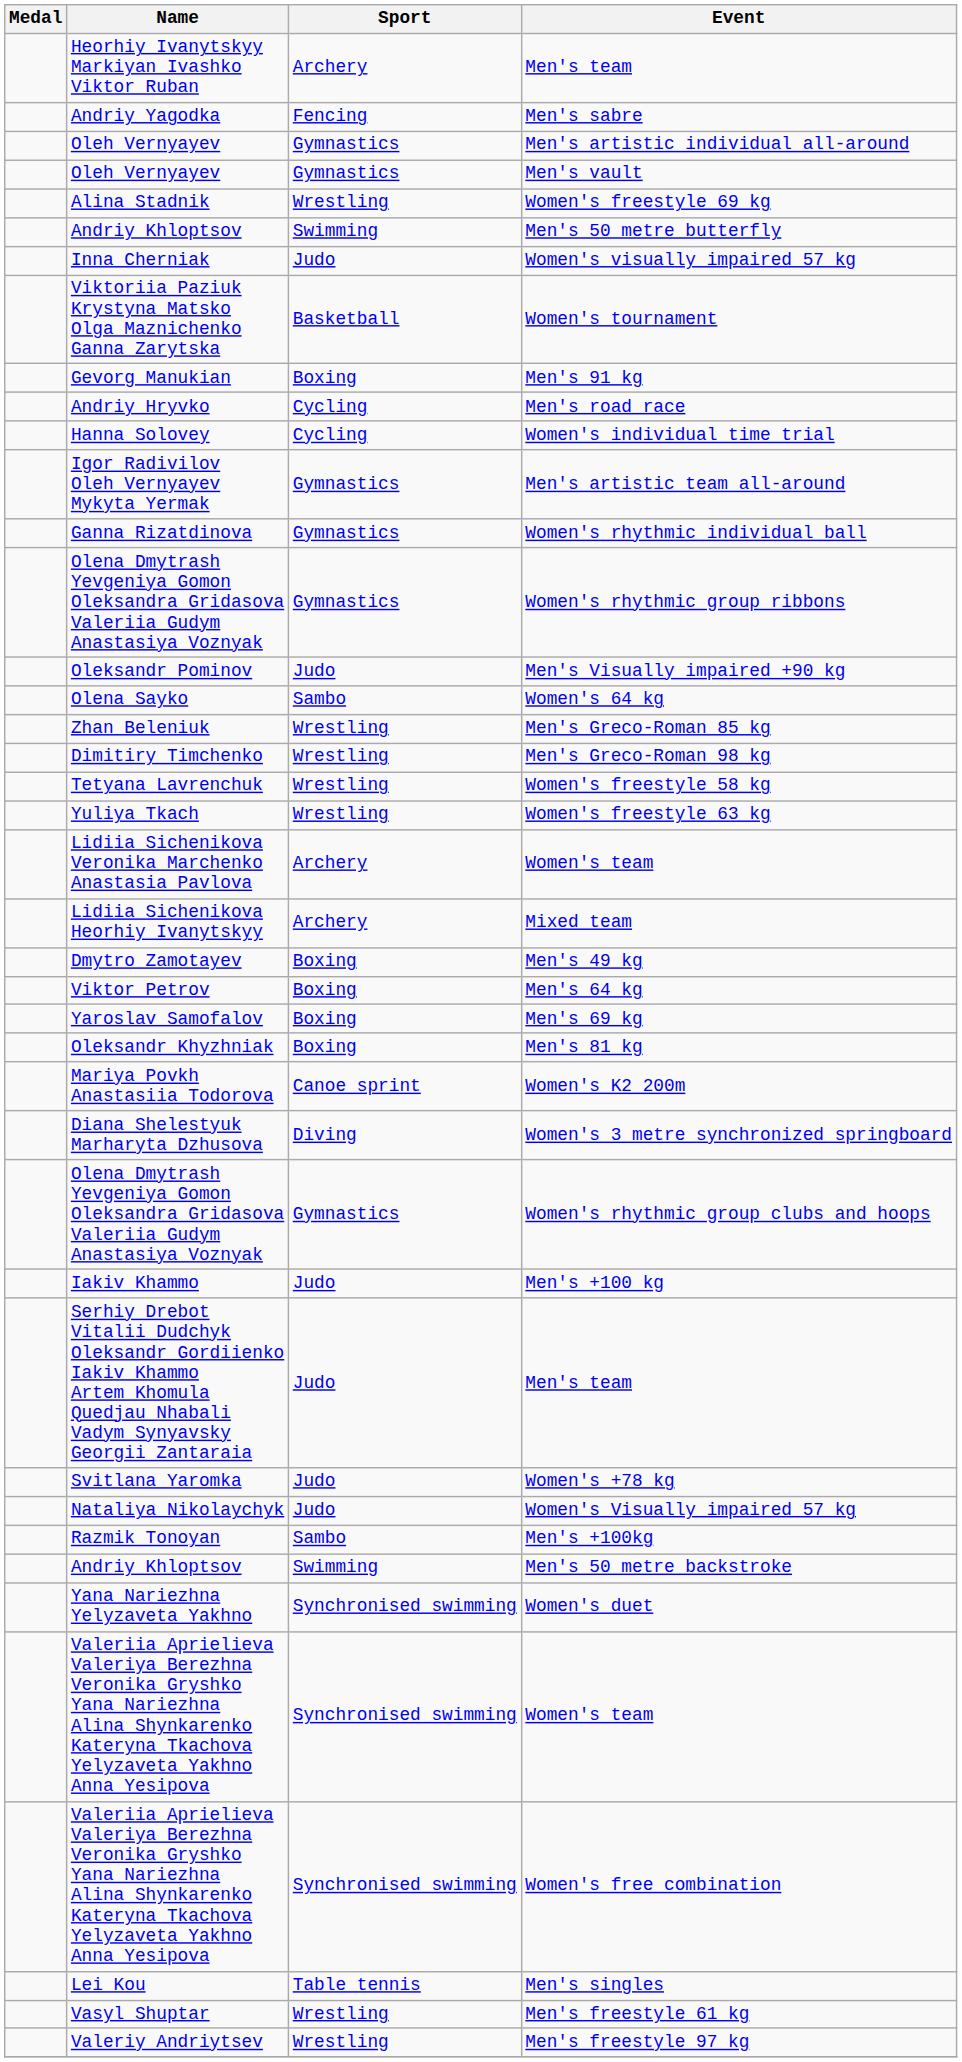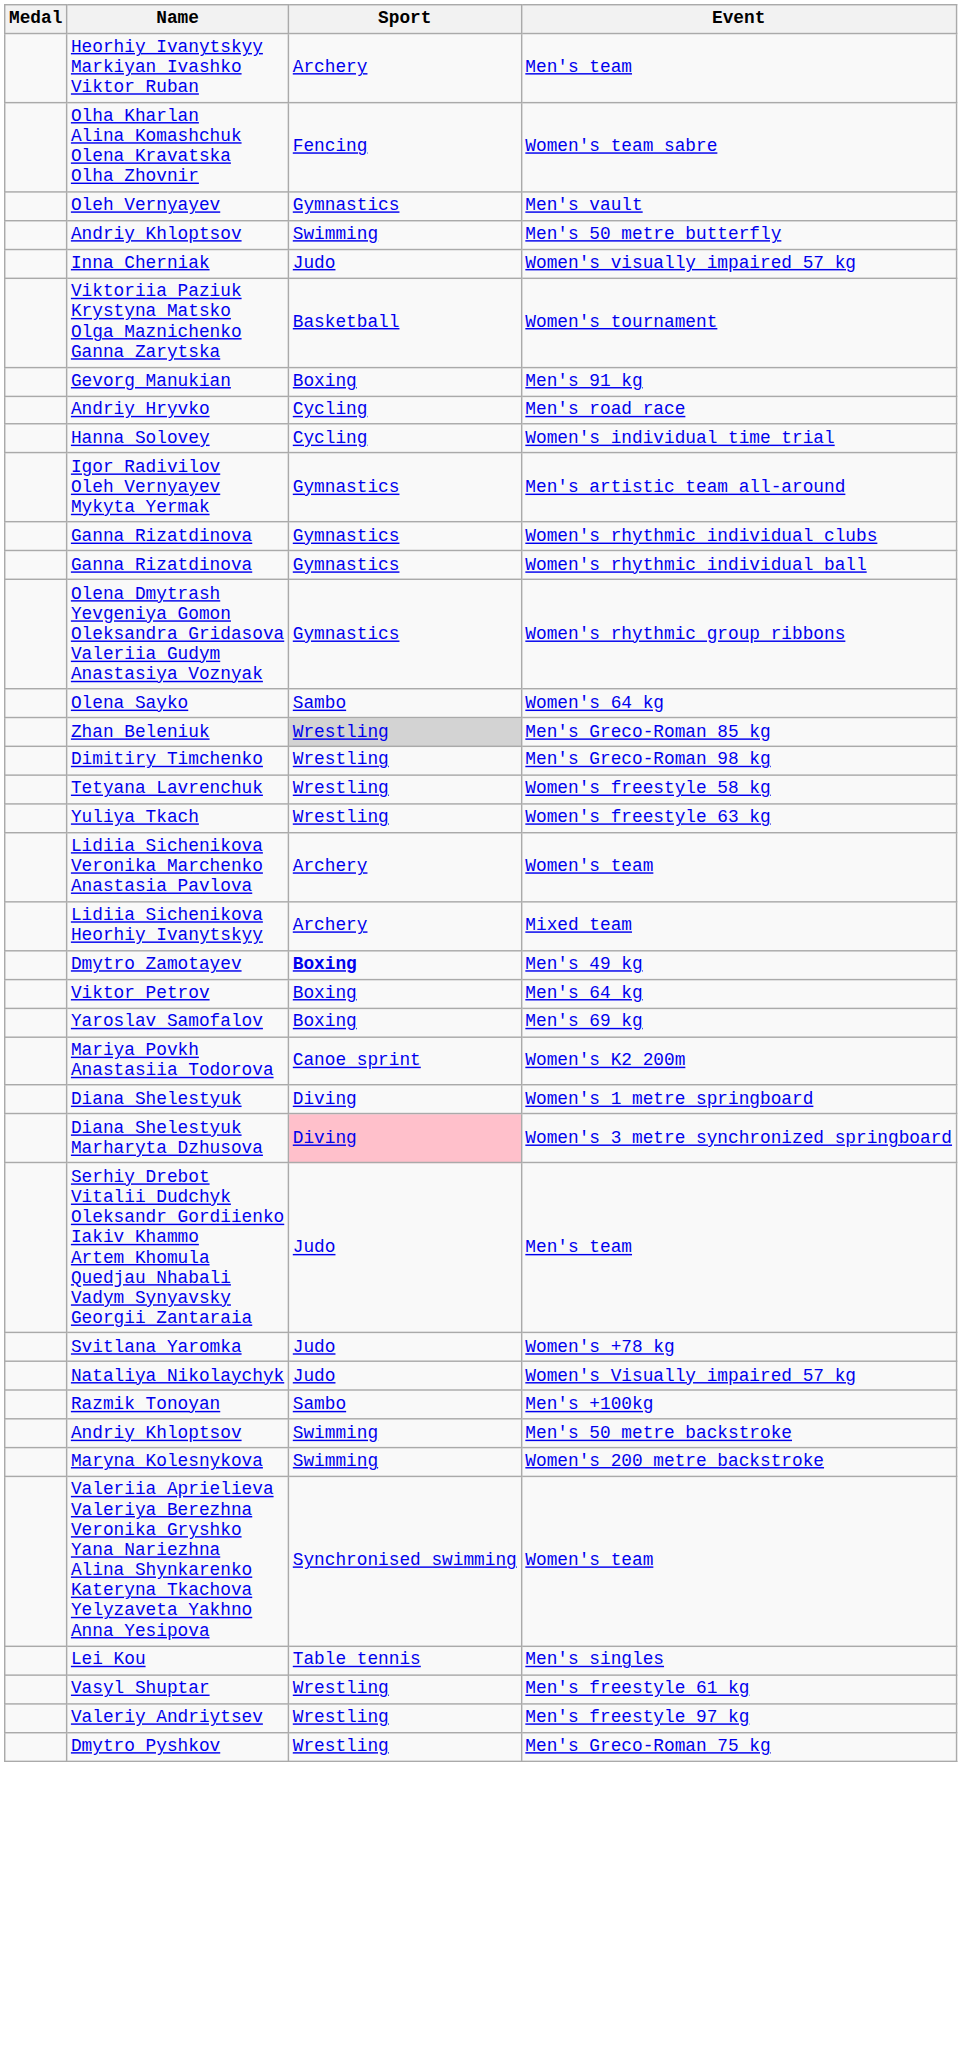+ row: (156, 147)
- row: (146, 117)
- row: (146, 146)
- row: (140, 203)
+ row: (162, 537)
- row: (162, 672)
(341, 729) no background -> (341, 732) lightgrey background
(325, 962) normal -> (325, 965) bold
- row: (172, 1048)
+ row: (156, 1100)
(325, 1136) no background -> (325, 1139) pink background
- row: (178, 1215)
- row: (135, 1284)
+ row: (167, 1462)
- row: (162, 1607)
- row: (172, 1887)
+ row: (146, 1747)
